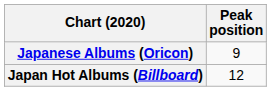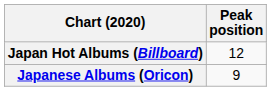rows swapped: (105, 75) <-> (105, 53)
